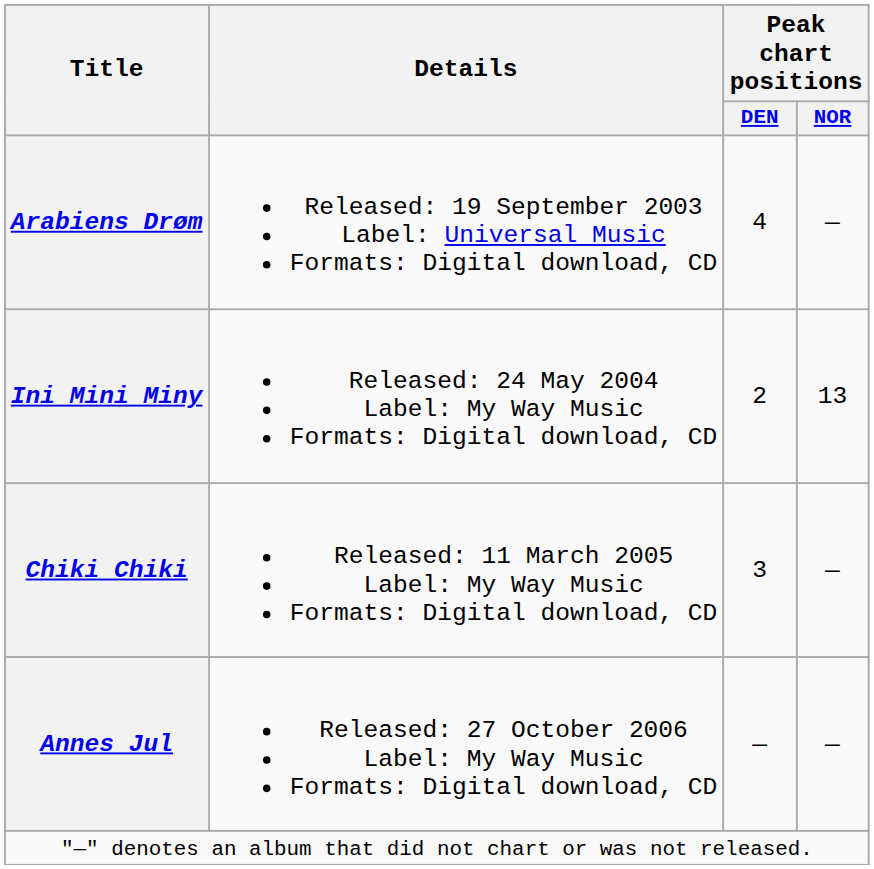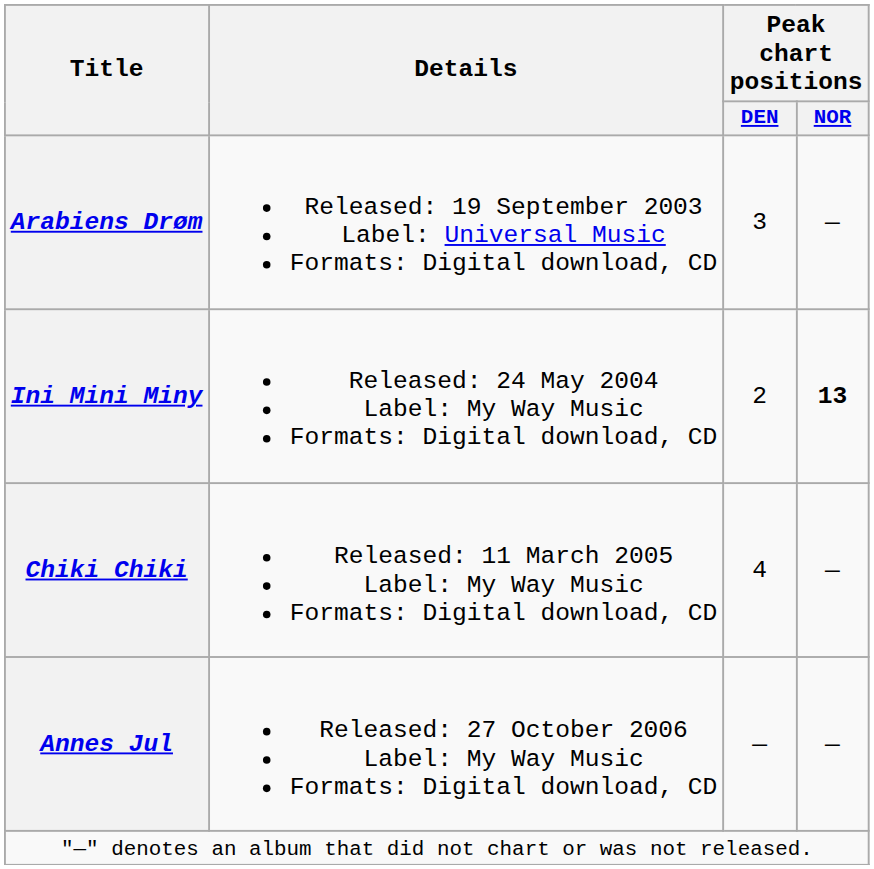(760, 222) 4 -> (760, 222) 3
(833, 396) normal -> (833, 396) bold
(760, 570) 3 -> (760, 570) 4
